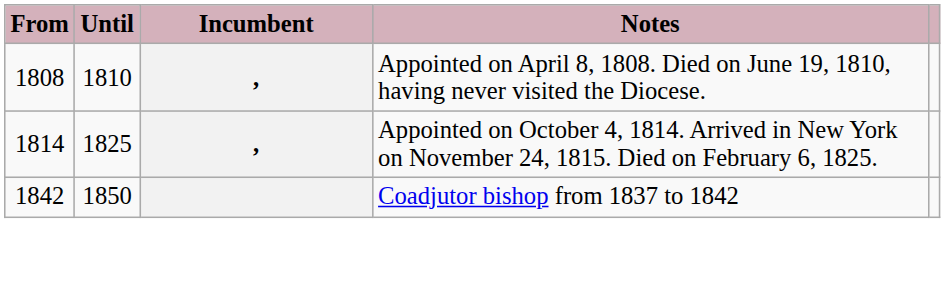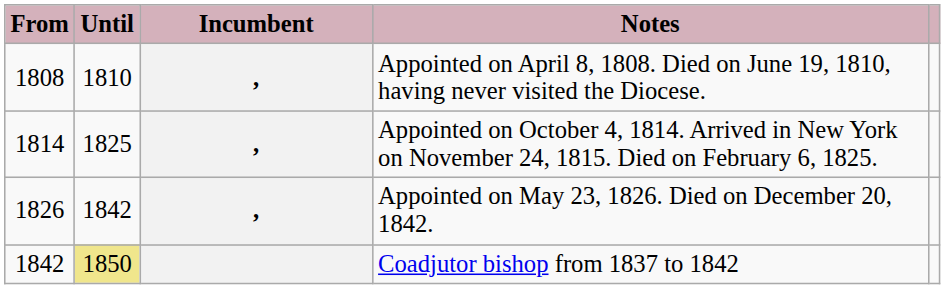+ row: (635, 210)
(107, 196) no background -> (107, 263) khaki background
